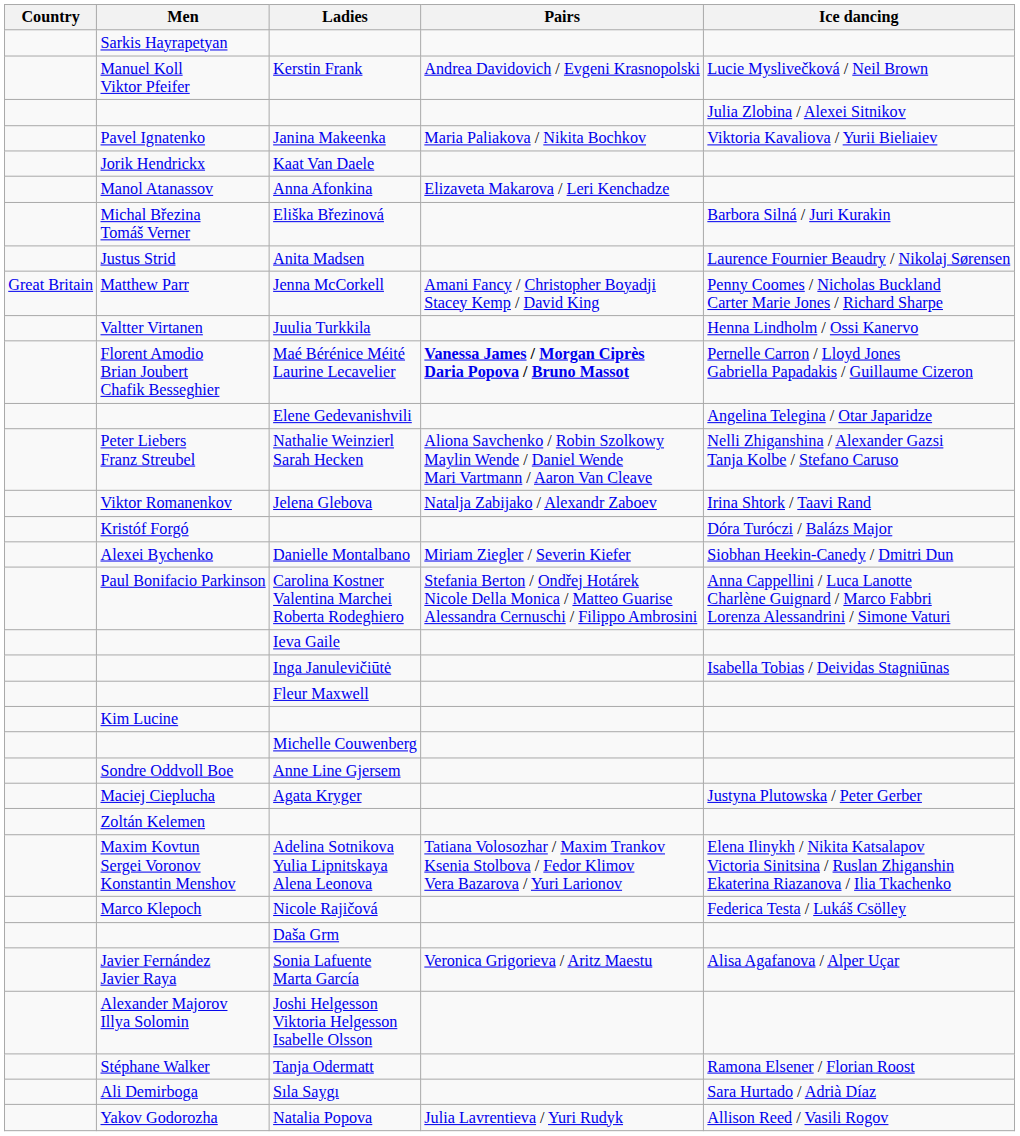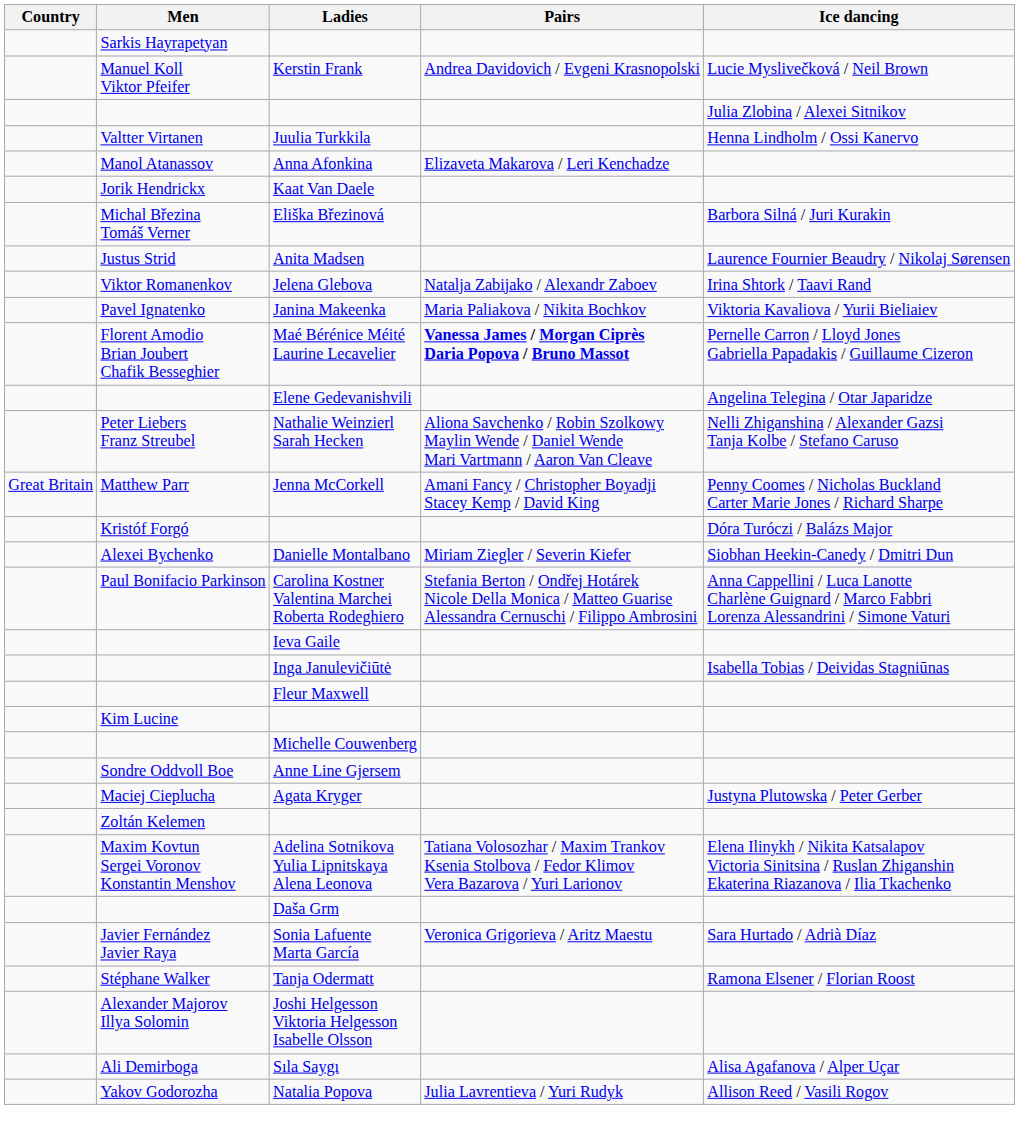rows swapped: (153, 138) <-> (152, 328)
rows swapped: (153, 163) <-> (157, 189)
rows swapped: (166, 503) <-> (145, 284)
- row: (151, 909)
(803, 960) Alisa Agafanova / Alper Uçar -> (792, 934) Sara Hurtado / Adrià Díaz
rows swapped: (164, 1013) <-> (155, 1066)
(792, 1091) Sara Hurtado / Adrià Díaz -> (803, 1066) Alisa Agafanova / Alper Uçar
